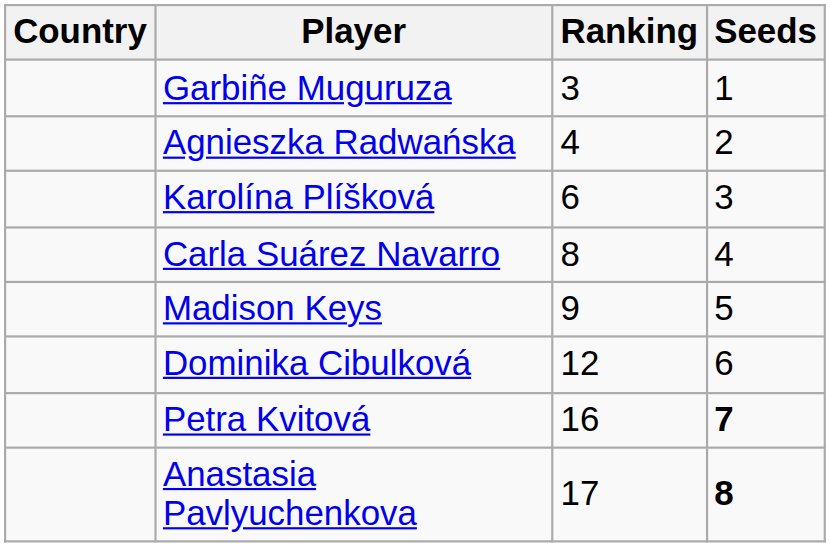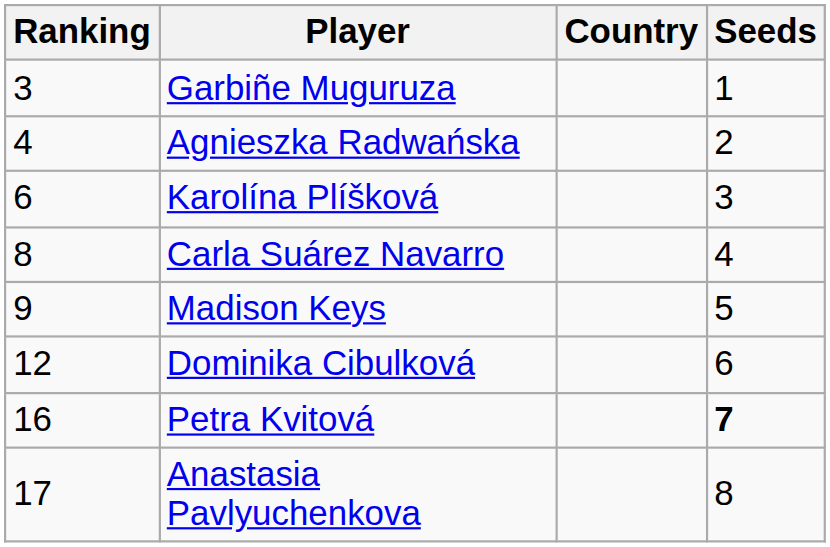columns swapped: (80, 32) <-> (629, 32)
(724, 494) bold -> (724, 494) normal
